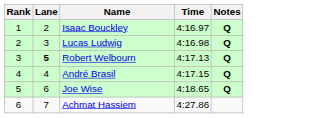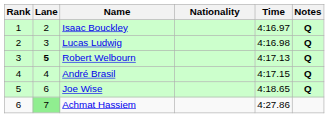+ column: (215, 12)
(46, 105) no background -> (46, 105) lightgreen background
